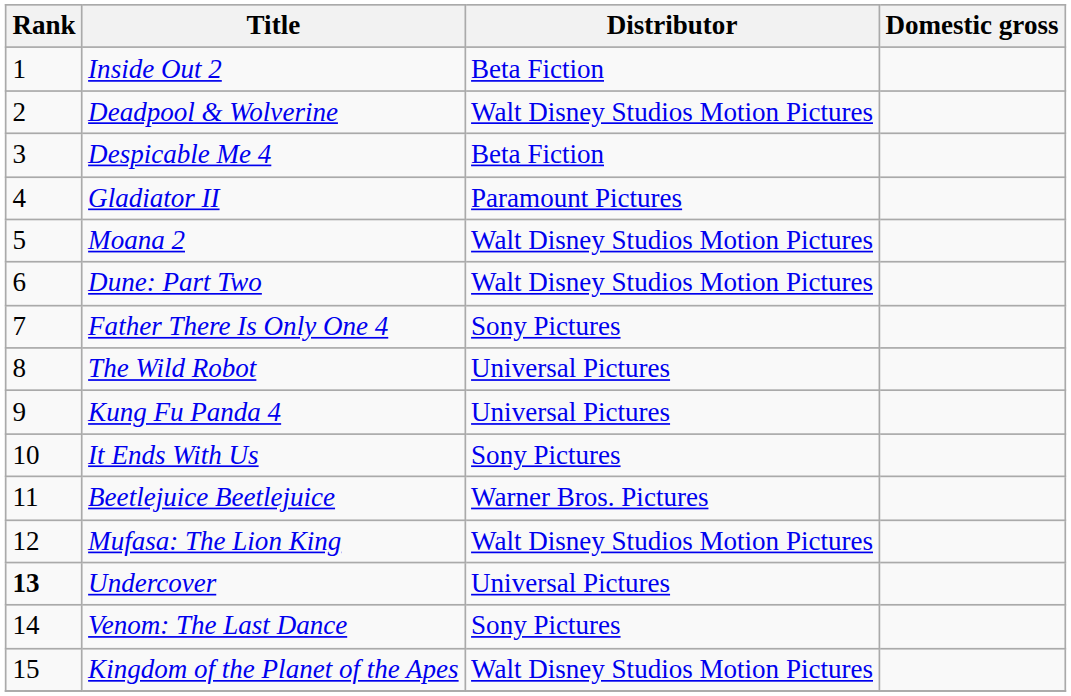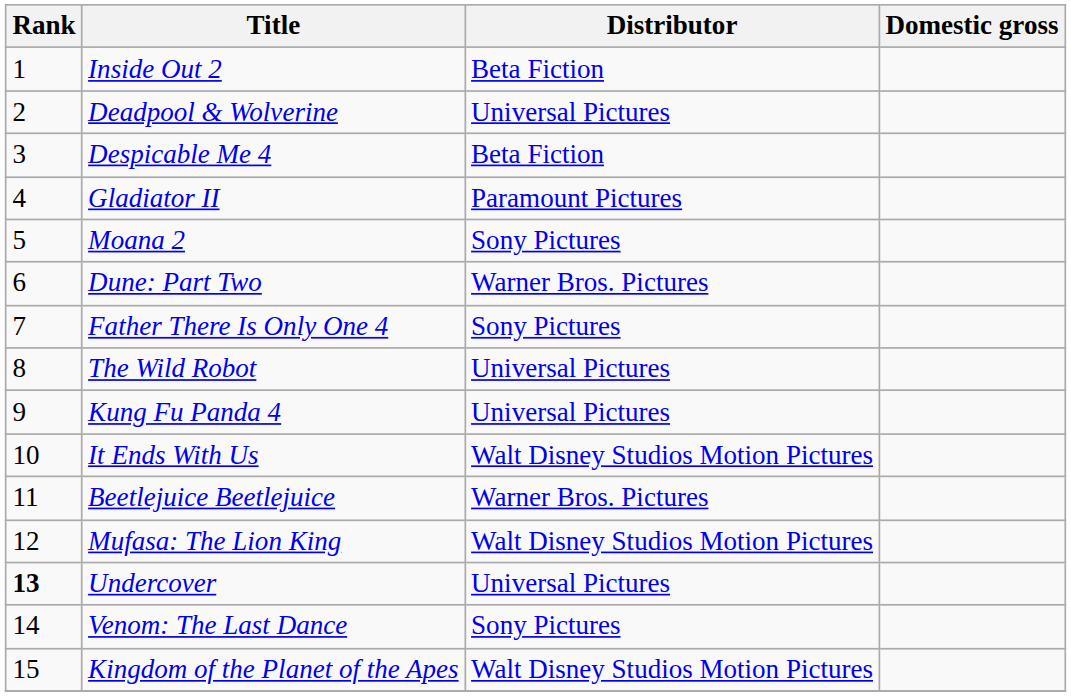(672, 111) Walt Disney Studios Motion Pictures -> (571, 111) Universal Pictures
(672, 240) Walt Disney Studios Motion Pictures -> (546, 240) Sony Pictures
(672, 283) Walt Disney Studios Motion Pictures -> (590, 283) Warner Bros. Pictures
(546, 454) Sony Pictures -> (672, 454) Walt Disney Studios Motion Pictures
